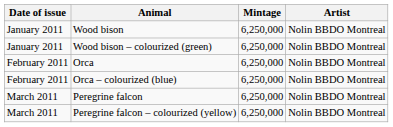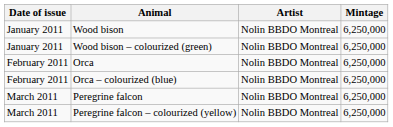columns swapped: (337, 12) <-> (262, 12)
